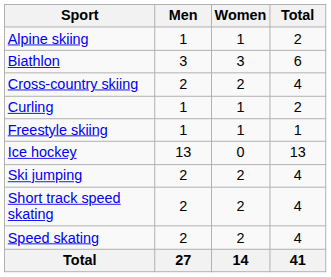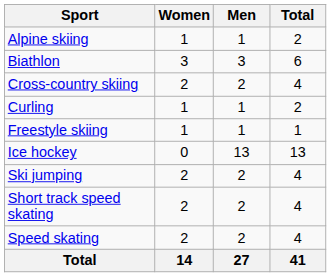columns swapped: (183, 15) <-> (240, 15)
